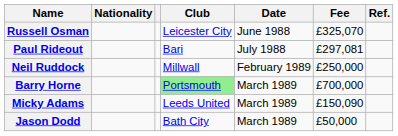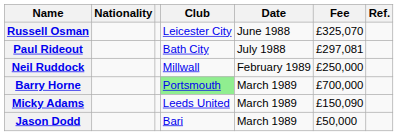(173, 49) Bari -> (186, 49) Bath City
(186, 121) Bath City -> (173, 121) Bari
